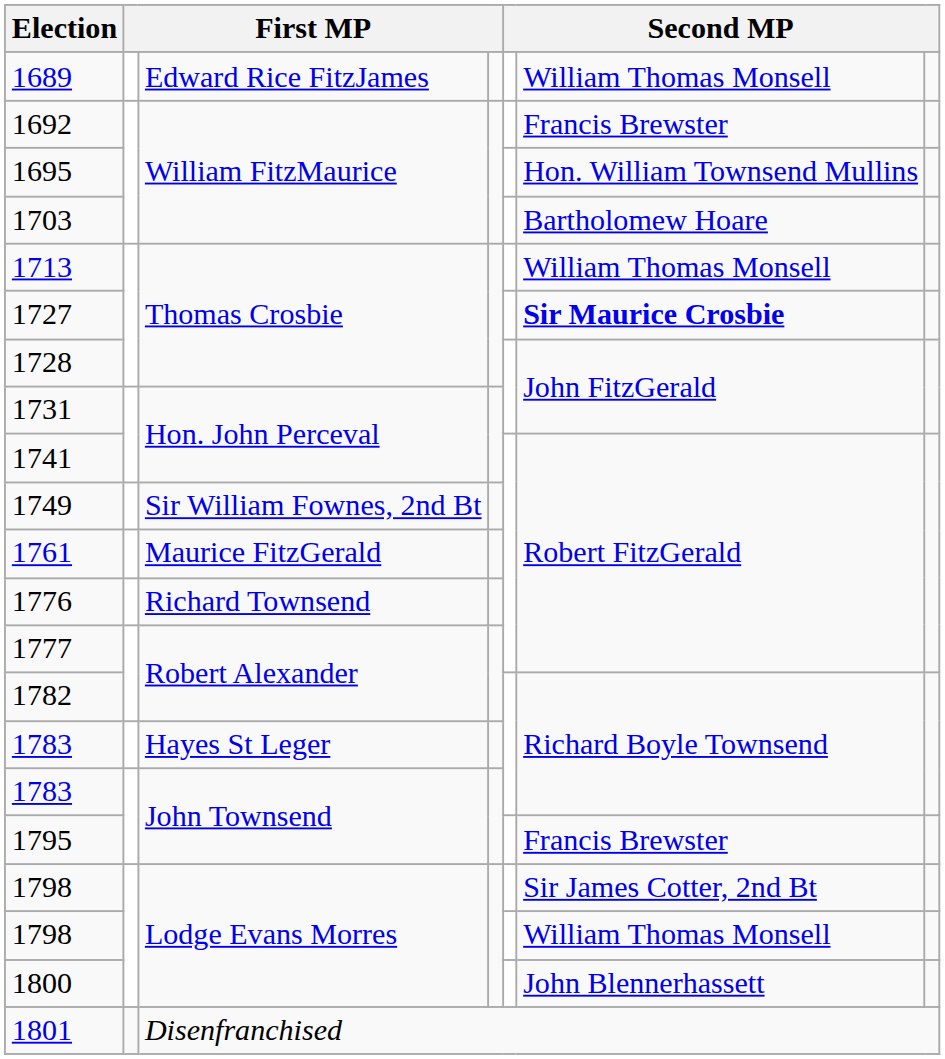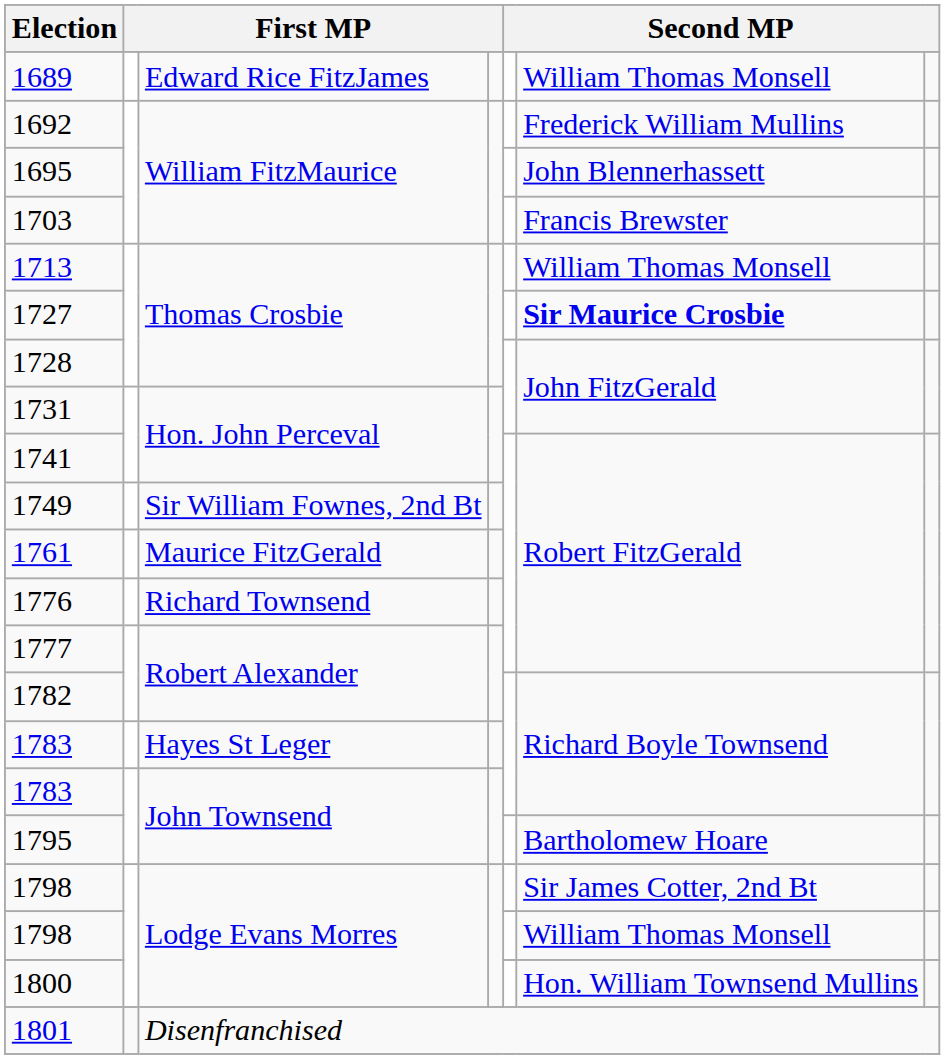(625, 123) Francis Brewster -> (684, 123) Frederick William Mullins
(721, 171) Hon. William Townsend Mullins -> (644, 171) John Blennerhassett
(646, 219) Bartholomew Hoare -> (625, 219) Francis Brewster
(625, 839) Francis Brewster -> (646, 839) Bartholomew Hoare
(644, 982) John Blennerhassett -> (721, 982) Hon. William Townsend Mullins
